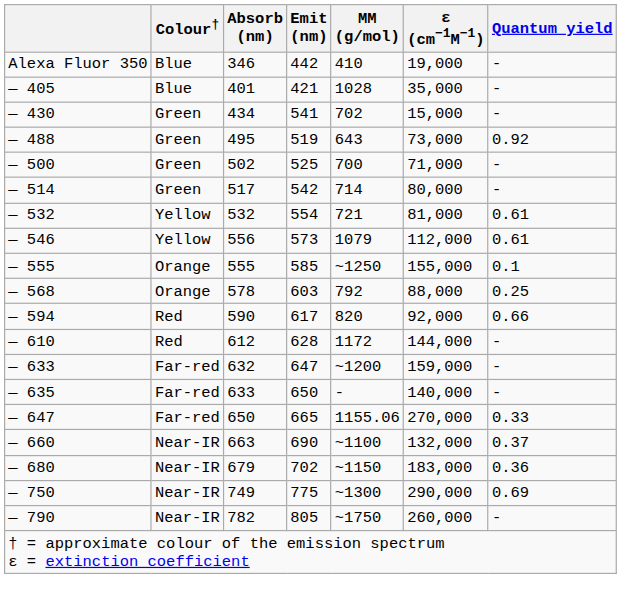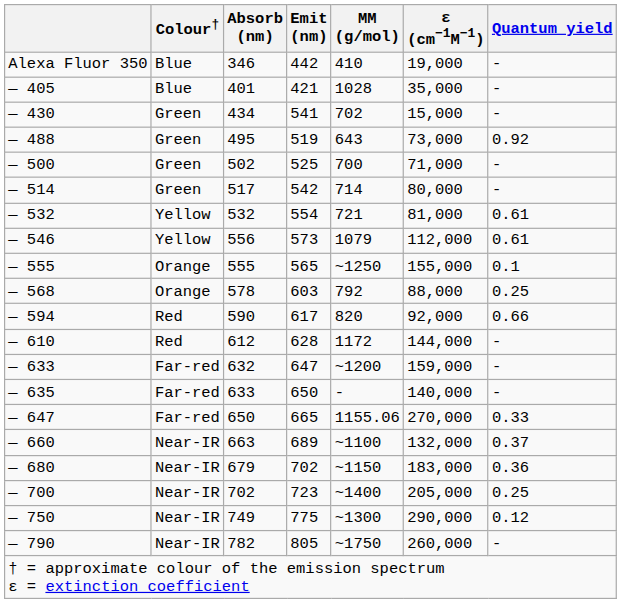(304, 266) 585 -> (304, 266) 565
(304, 442) 690 -> (304, 442) 689
+ row: (31, 493)
(511, 493) 0.69 -> (511, 518) 0.12
